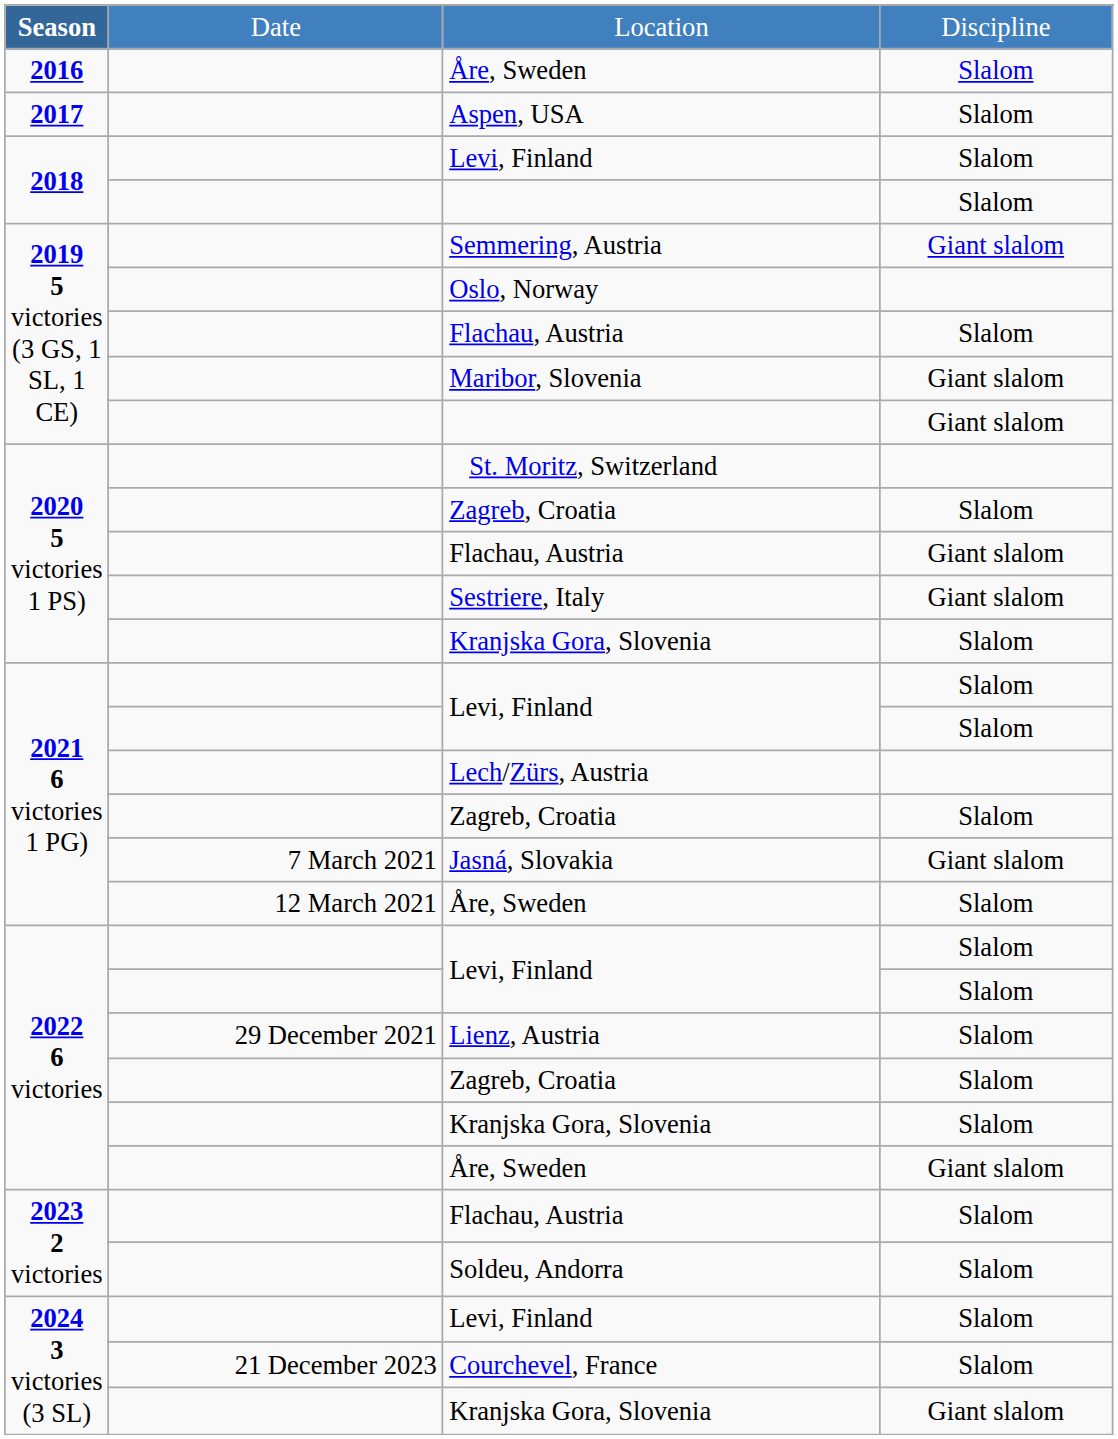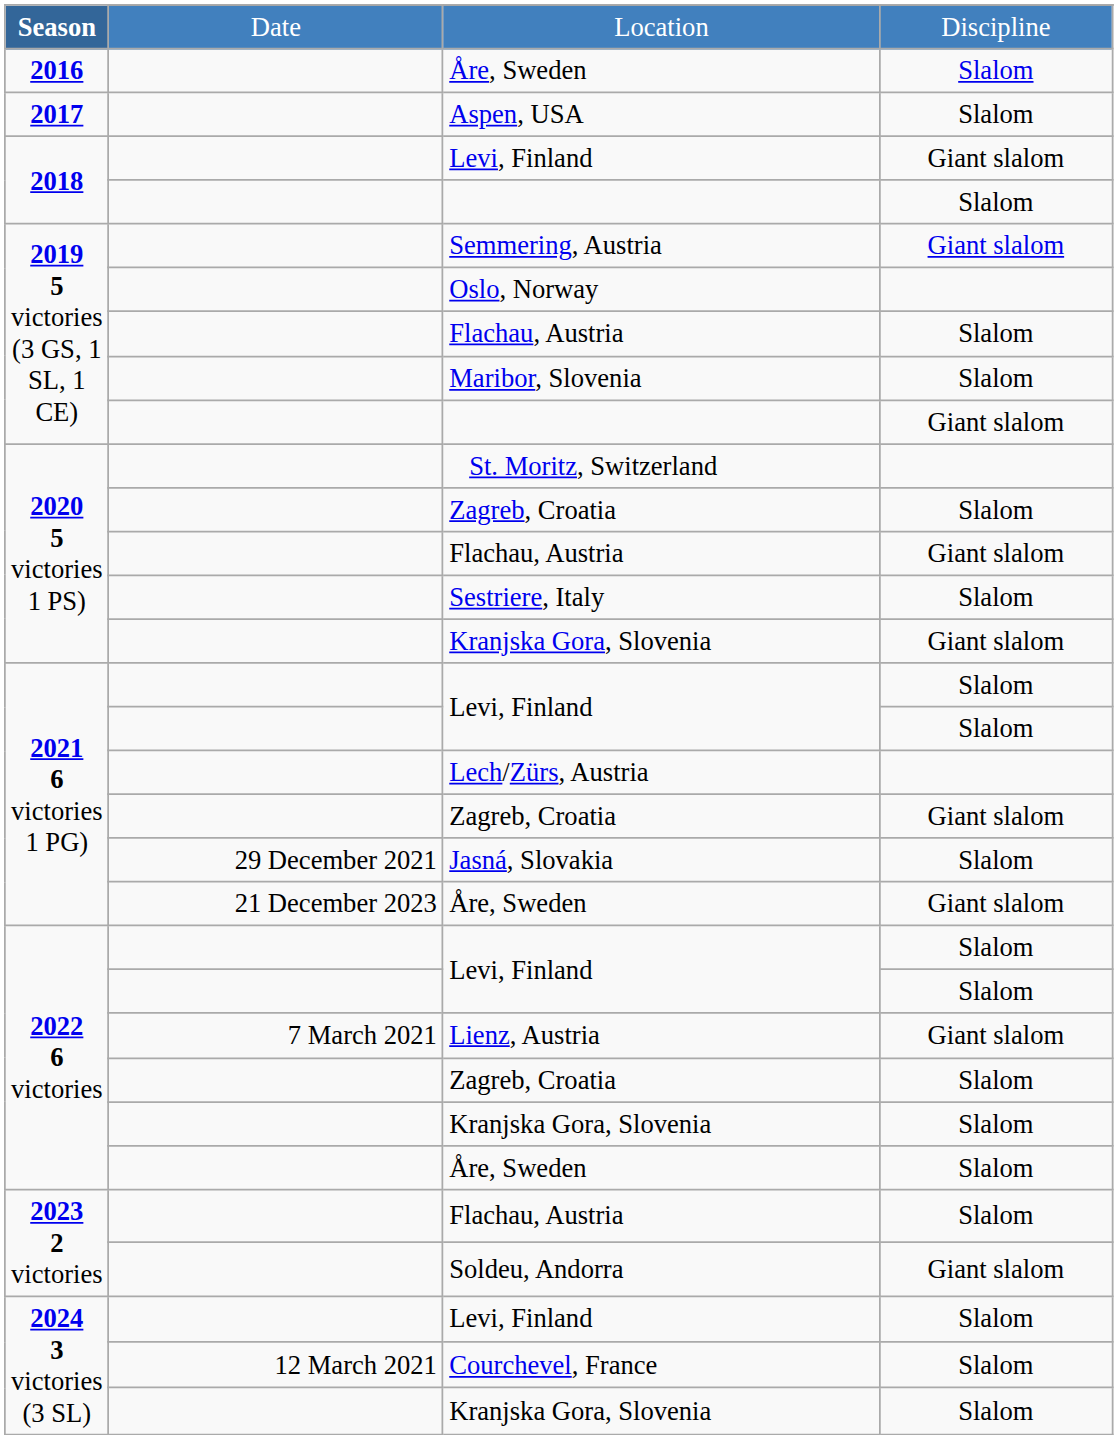(996, 158) Slalom -> (996, 158) Giant slalom
(996, 377) Giant slalom -> (996, 377) Slalom
(996, 596) Giant slalom -> (996, 596) Slalom
(996, 640) Slalom -> (996, 640) Giant slalom
(996, 816) Slalom -> (996, 816) Giant slalom
(362, 859) 7 March 2021 -> (336, 859) 29 December 2021
(996, 859) Giant slalom -> (996, 859) Slalom
(356, 903) 12 March 2021 -> (336, 903) 21 December 2023
(996, 903) Slalom -> (996, 903) Giant slalom
(336, 1035) 29 December 2021 -> (362, 1035) 7 March 2021
(996, 1035) Slalom -> (996, 1035) Giant slalom
(996, 1166) Giant slalom -> (996, 1166) Slalom
(996, 1269) Slalom -> (996, 1269) Giant slalom
(336, 1364) 21 December 2023 -> (356, 1364) 12 March 2021
(996, 1411) Giant slalom -> (996, 1411) Slalom
